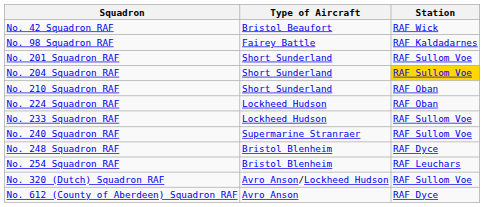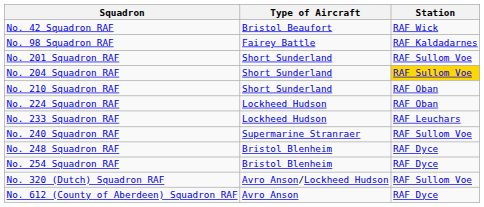(433, 119) RAF Sullom Voe -> (427, 119) RAF Leuchars
(427, 165) RAF Leuchars -> (416, 165) RAF Dyce
